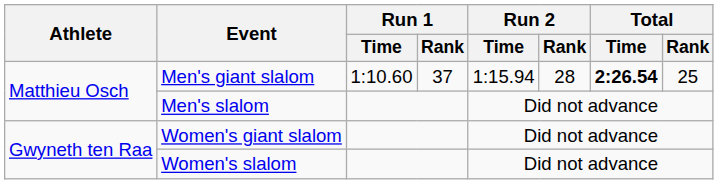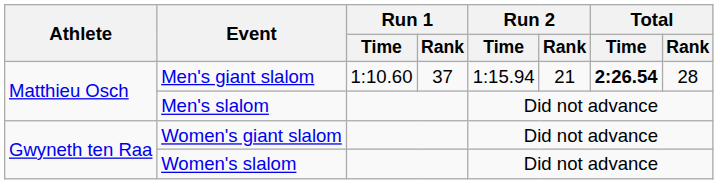(565, 77) 28 -> (565, 77) 21
(688, 77) 25 -> (688, 77) 28
